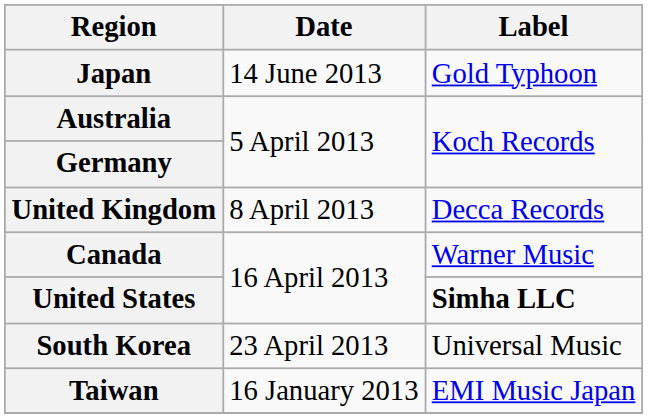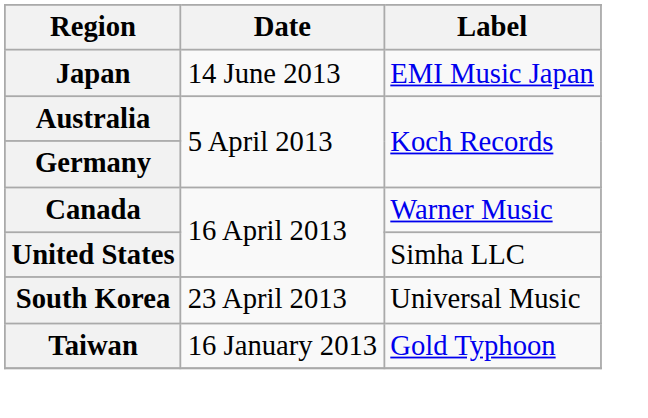(514, 72) Gold Typhoon -> (492, 72) EMI Music Japan
- row: (114, 208)
(504, 299) bold -> (458, 254) normal
(534, 390) EMI Music Japan -> (473, 345) Gold Typhoon
